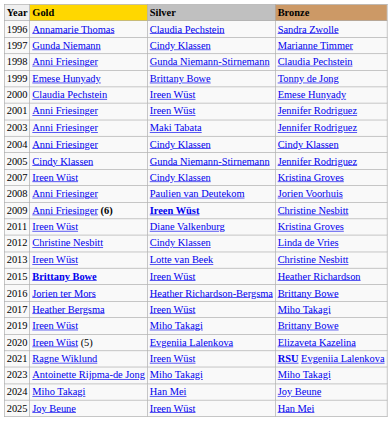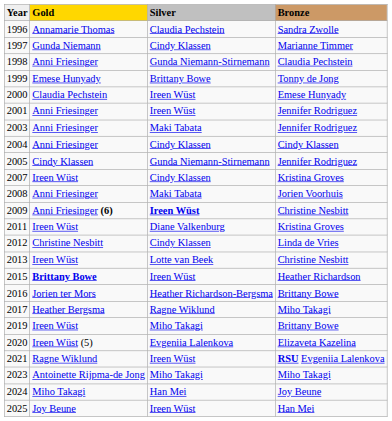(197, 194) Paulien van Deutekom -> (176, 194) Maki Tabata
(173, 309) Ireen Wüst -> (182, 309) Ragne Wiklund
